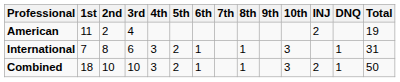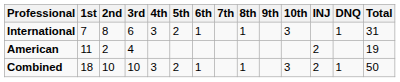rows swapped: (33, 31) <-> (41, 49)
